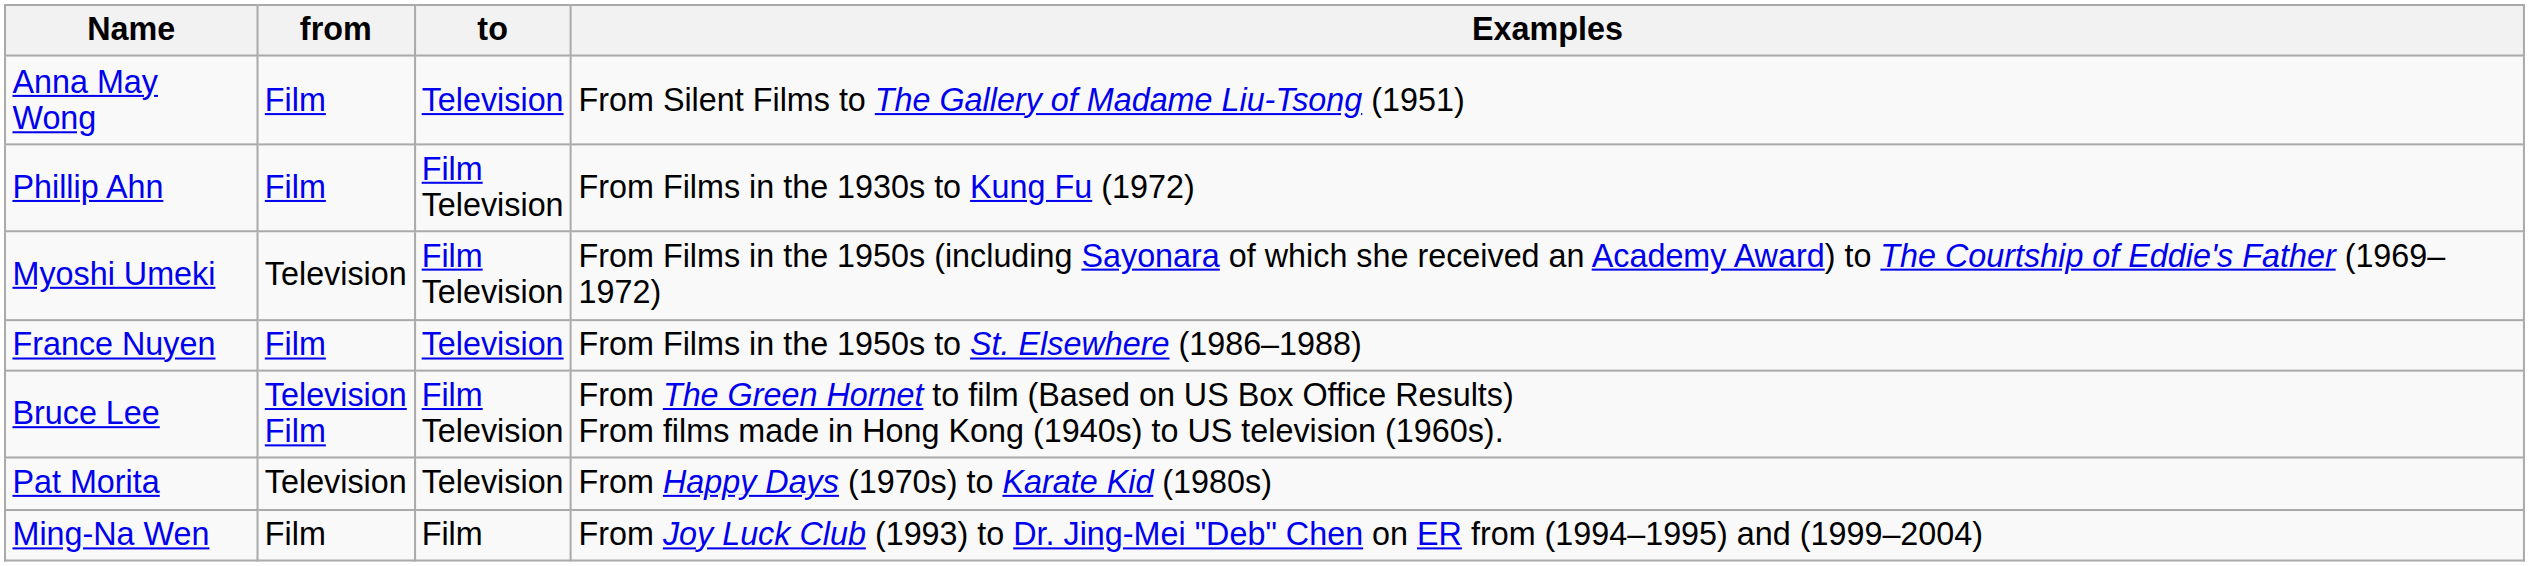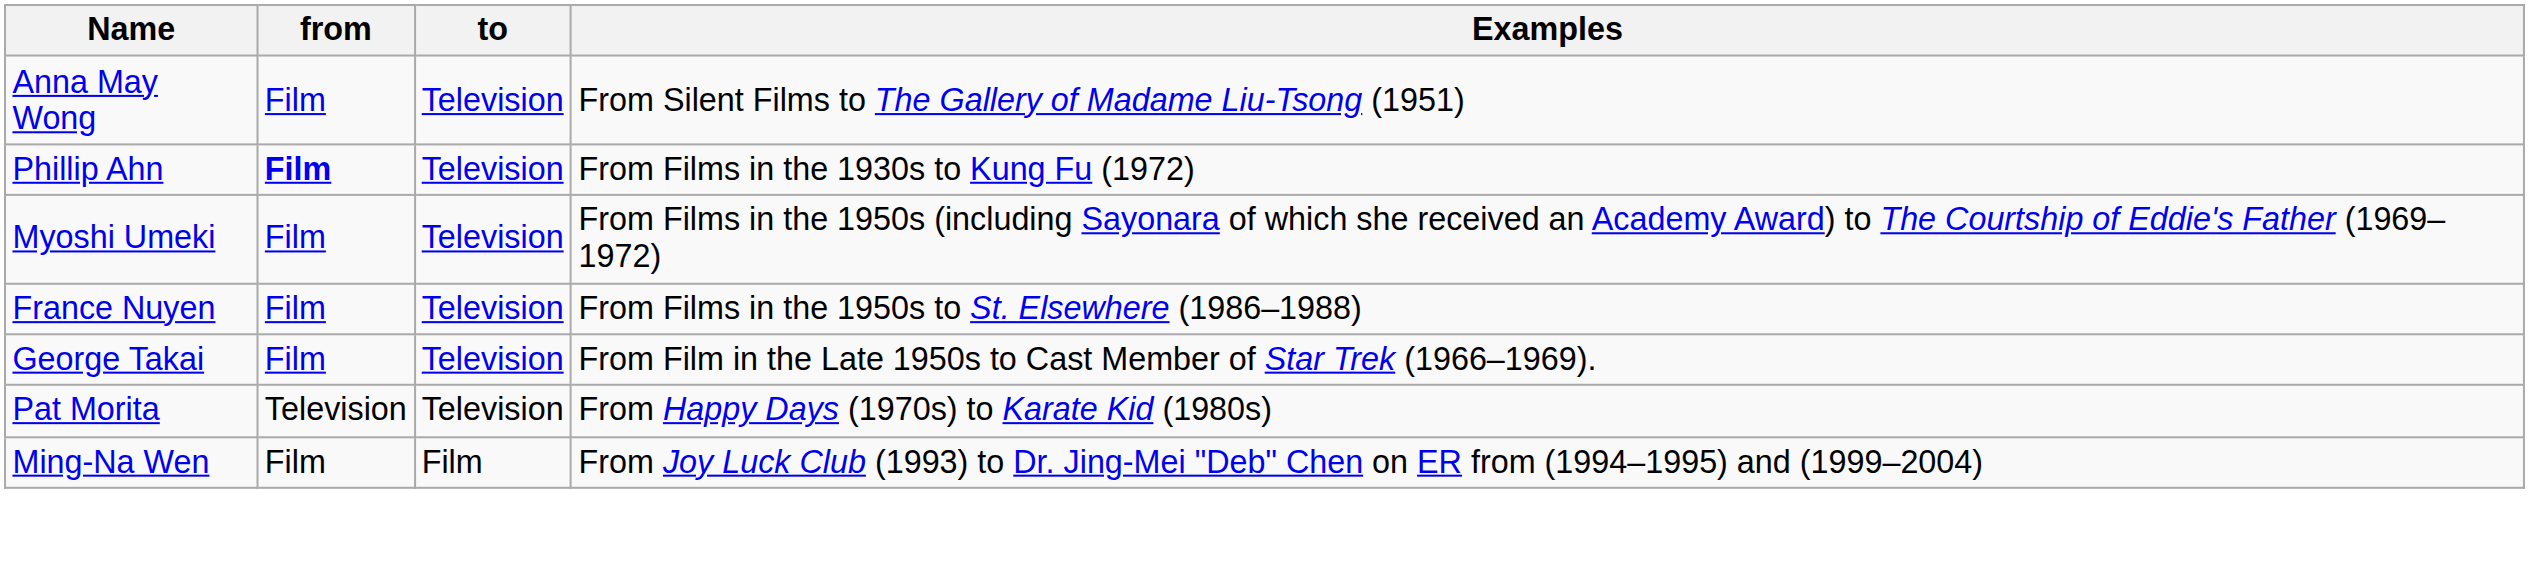(295, 187) normal -> (298, 169) bold
(493, 187) Film Television -> (493, 169) Television
(336, 274) Television -> (295, 238) Film
(493, 274) Film Television -> (493, 238) Television
- row: (86, 413)
+ row: (108, 359)
